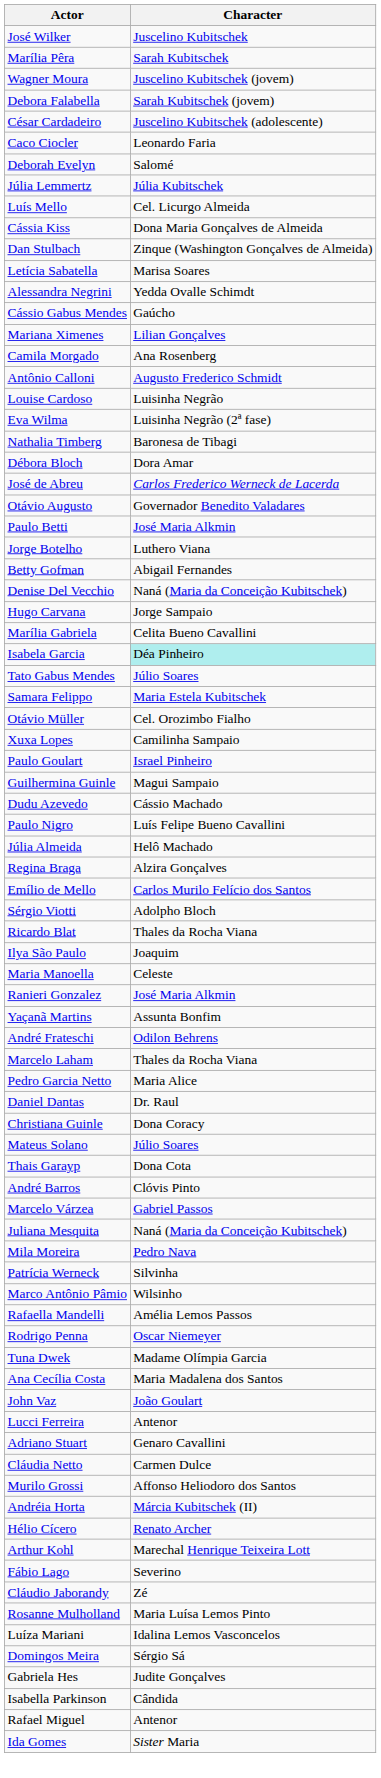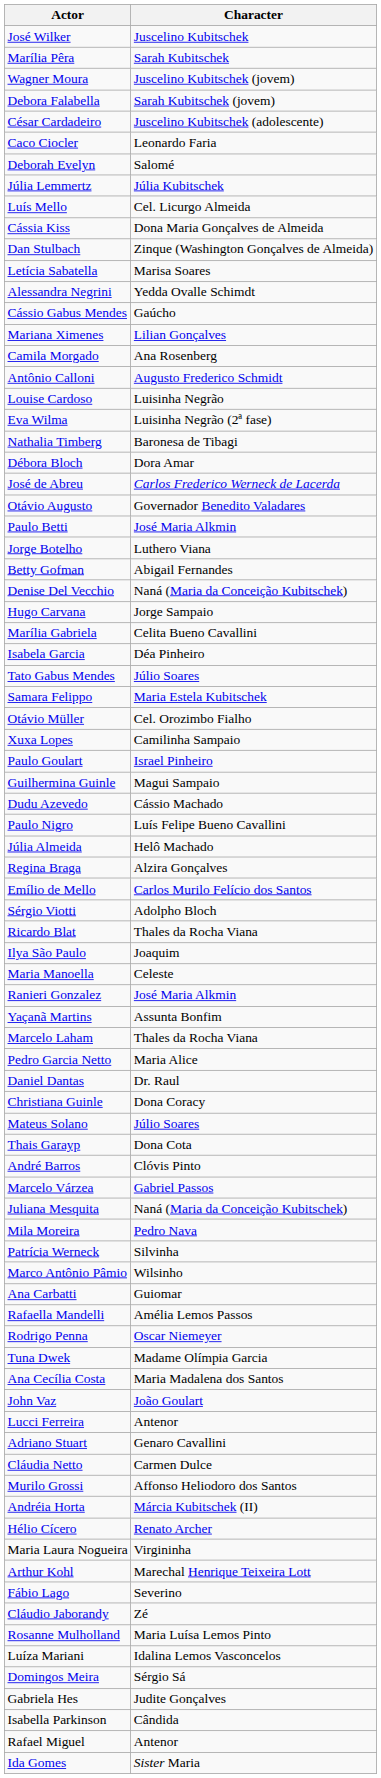(168, 654) paleturquoise background -> (169, 654) no background
- row: (51, 1038)
+ row: (42, 1294)
+ row: (68, 1549)
